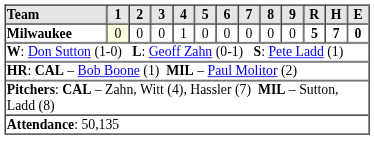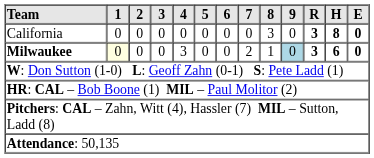+ row: (35, 33)
(183, 33) 1 -> (183, 52) 3
(249, 33) 0 -> (249, 52) 2
(271, 33) 0 -> (271, 52) 1
(293, 33) no background -> (293, 52) lightblue background
(314, 33) 5 -> (314, 52) 3
(336, 33) 7 -> (336, 52) 6
